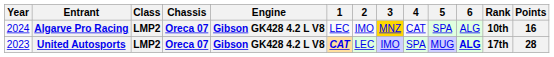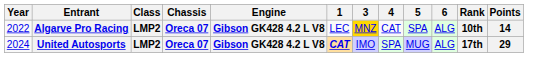- column: (364, 12)
(18, 28) 2024 -> (18, 28) 2022
(531, 28) 16 -> (505, 28) 14
(18, 44) 2023 -> (18, 44) 2024
(470, 44) bold -> (445, 44) normal
(531, 44) 28 -> (505, 44) 29
